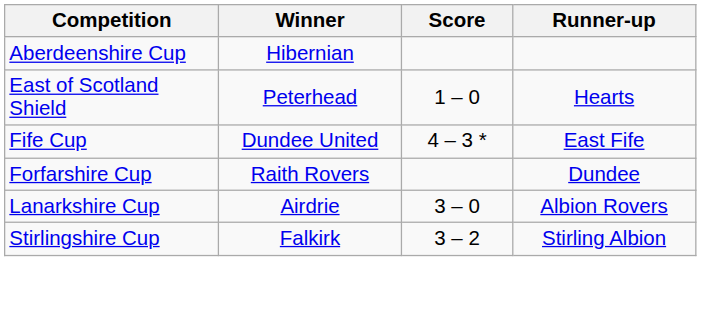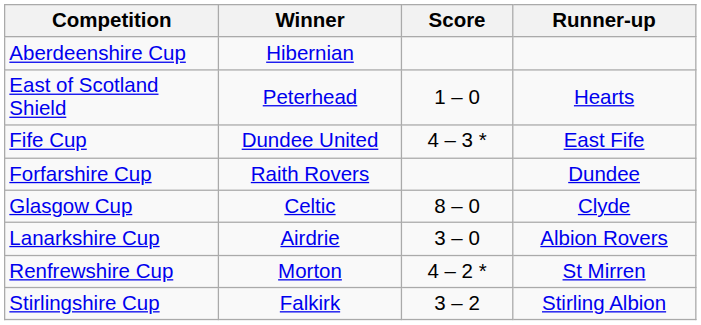+ row: (71, 206)
+ row: (91, 271)
